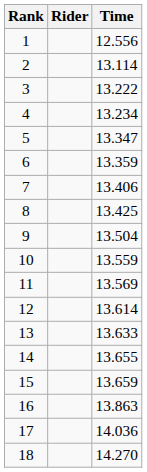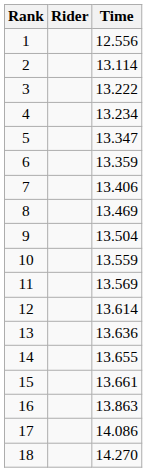(117, 211) 13.425 -> (117, 211) 13.469
(117, 333) 13.633 -> (117, 333) 13.636
(117, 382) 13.659 -> (117, 382) 13.661
(117, 430) 14.036 -> (117, 430) 14.086
